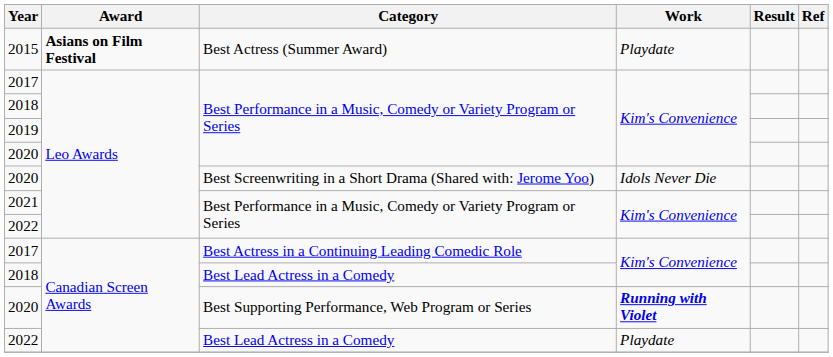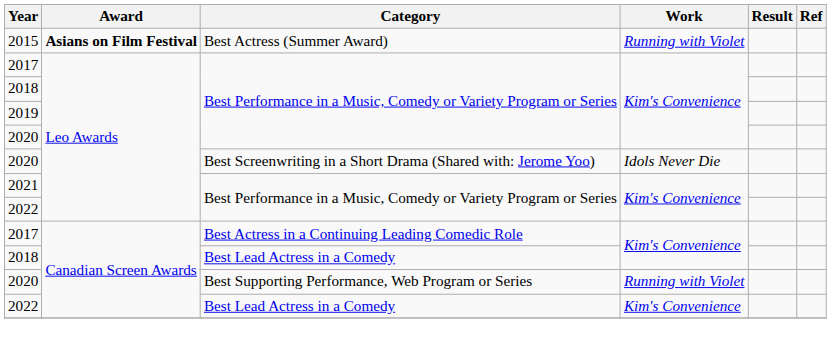(647, 49) Playdate -> (684, 40) Running with Violet
(663, 307) bold -> (684, 281) normal
(647, 340) Playdate -> (682, 305) Kim's Convenience
